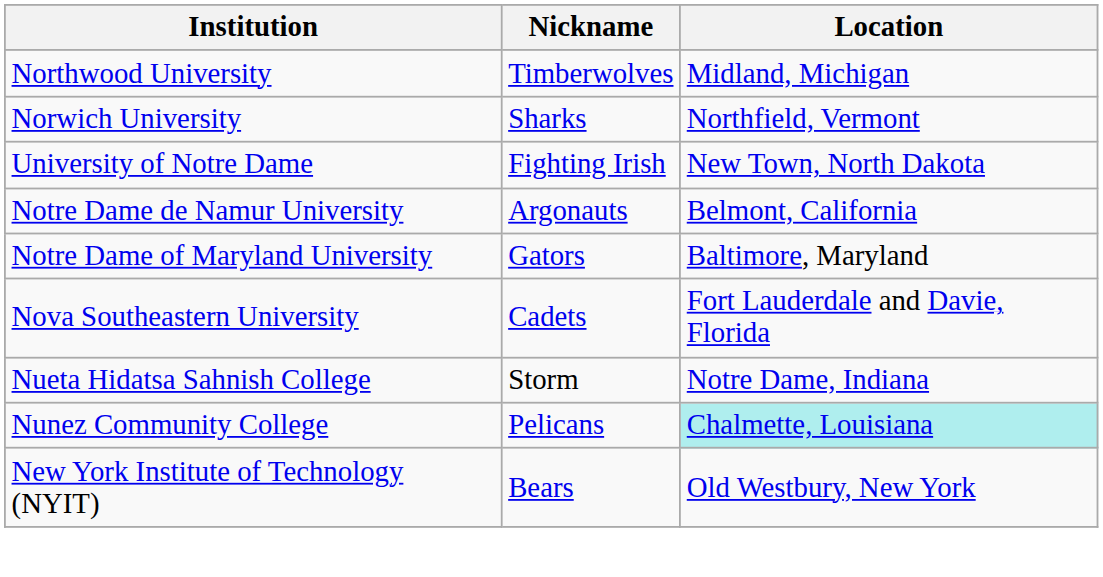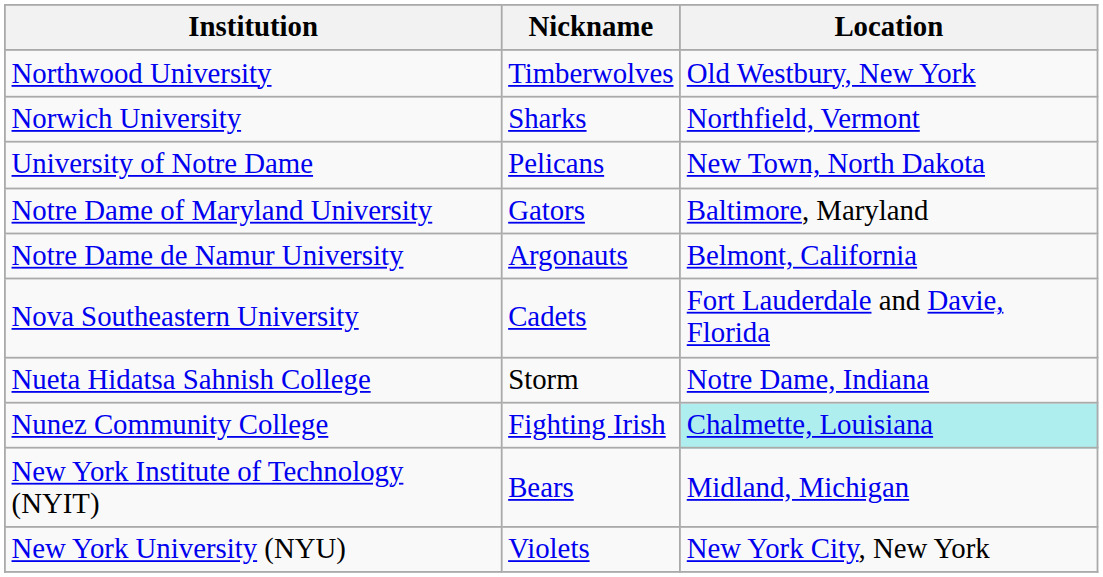(798, 73) Midland, Michigan -> (831, 73) Old Westbury, New York
(587, 164) Fighting Irish -> (556, 164) Pelicans
rows swapped: (207, 210) <-> (222, 255)
(556, 425) Pelicans -> (587, 425) Fighting Irish
(831, 487) Old Westbury, New York -> (798, 487) Midland, Michigan
+ row: (179, 548)
